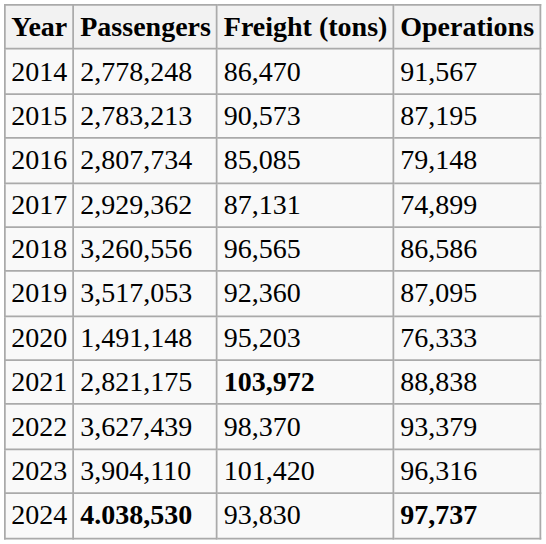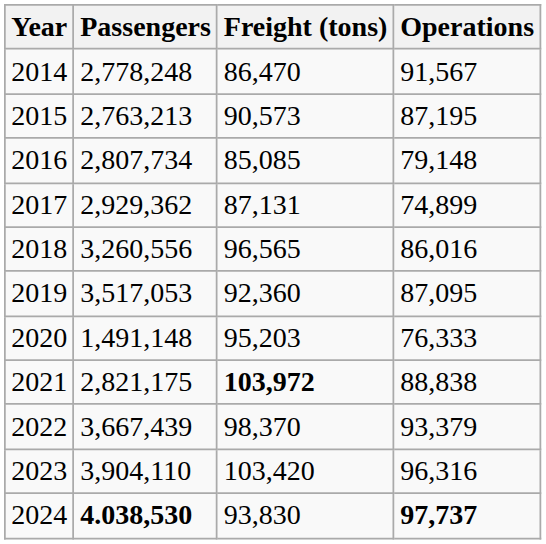(136, 115) 2,783,213 -> (136, 115) 2,763,213
(439, 248) 86,586 -> (439, 248) 86,016
(136, 426) 3,627,439 -> (136, 426) 3,667,439
(269, 470) 101,420 -> (269, 470) 103,420
